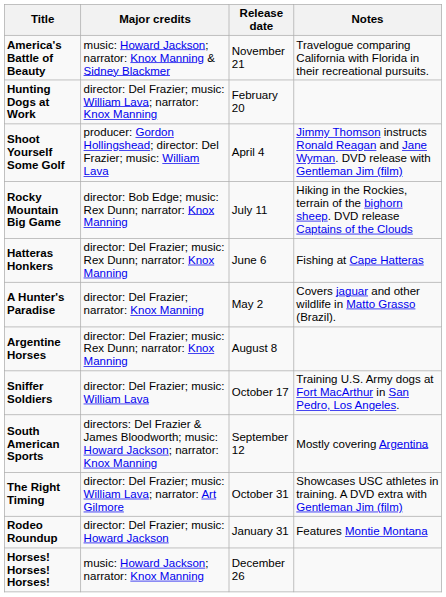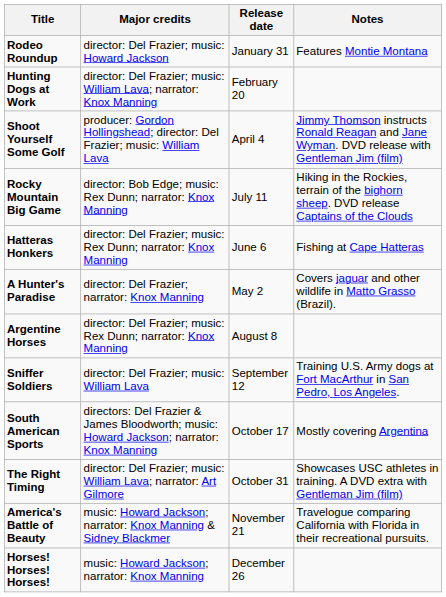rows swapped: (32, 532) <-> (34, 57)
(260, 393) October 17 -> (260, 380) September 12
(260, 443) September 12 -> (260, 430) October 17
